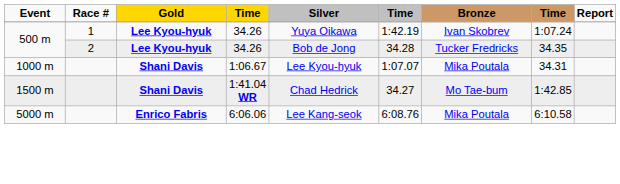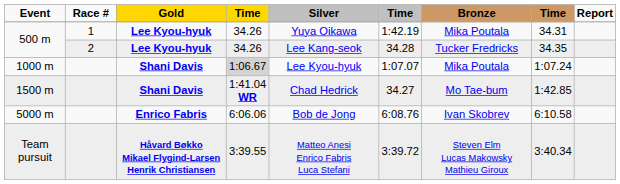(477, 31) Ivan Skobrev -> (477, 31) Mika Poutala
(553, 31) 1:07.24 -> (553, 31) 34.31
(324, 48) Bob de Jong -> (324, 48) Lee Kang-seok
(248, 66) no background -> (248, 66) lightgrey background
(553, 66) 34.31 -> (553, 66) 1:07.24
(324, 114) Lee Kang-seok -> (324, 114) Bob de Jong
(477, 114) Mika Poutala -> (477, 114) Ivan Skobrev
+ row: (35, 151)
